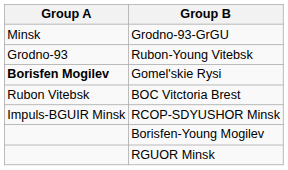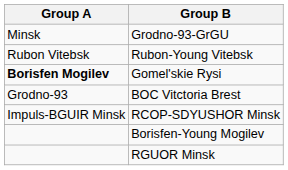(38, 54) Grodno-93 -> (48, 54) Rubon Vitebsk
(48, 94) Rubon Vitebsk -> (38, 94) Grodno-93
